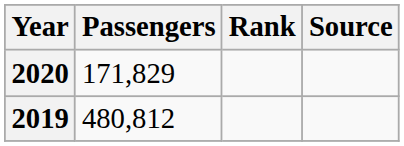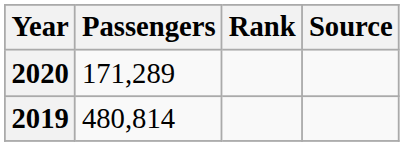(129, 72) 171,829 -> (129, 72) 171,289
(129, 118) 480,812 -> (129, 118) 480,814
